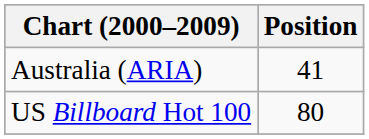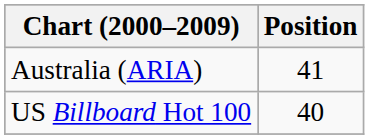(311, 112) 80 -> (311, 112) 40
